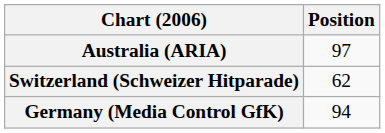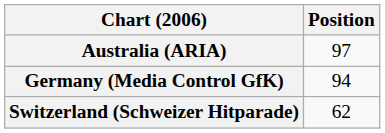rows swapped: (154, 111) <-> (154, 81)
